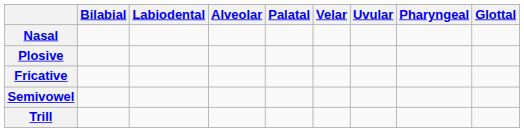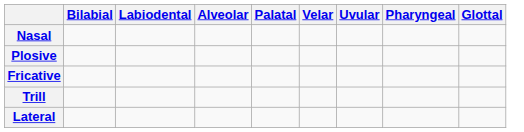- row: (41, 96)
+ row: (34, 117)
